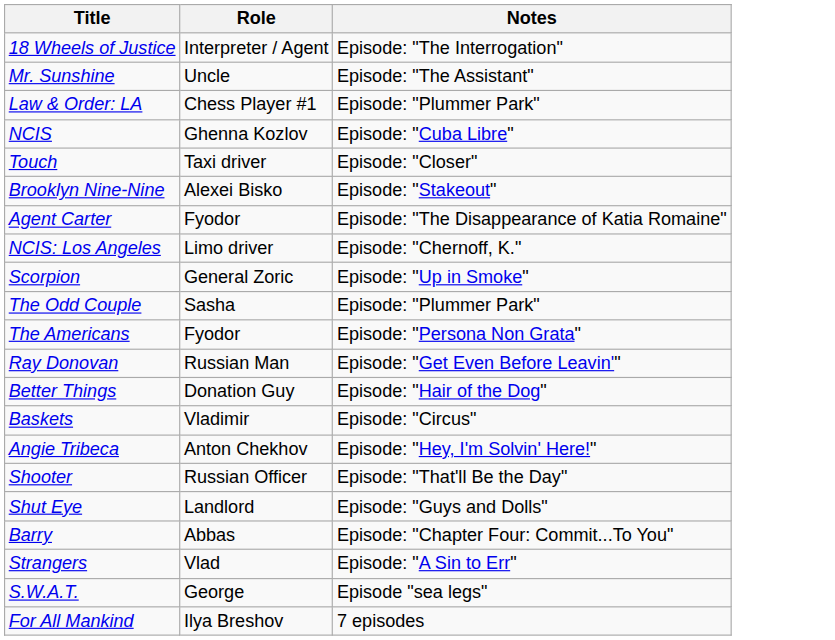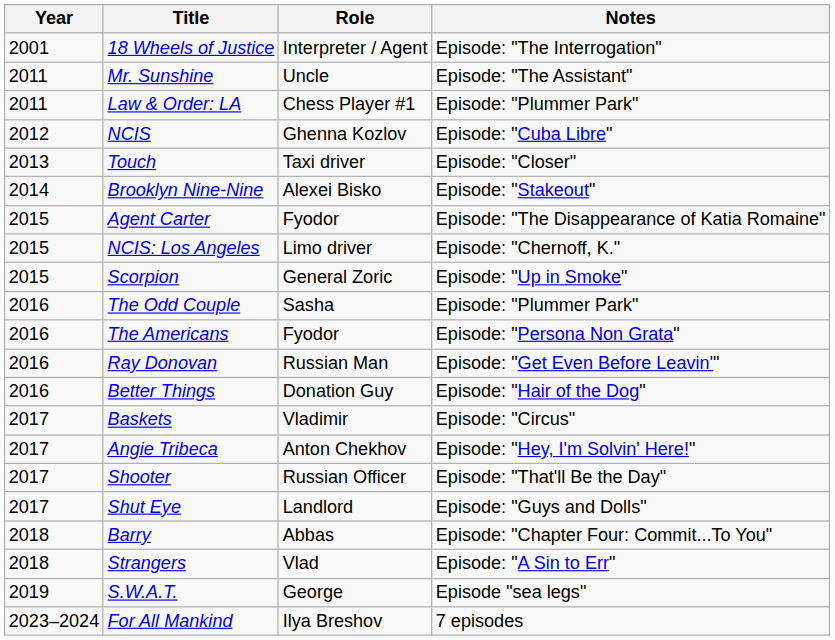+ column: (54, 18)
